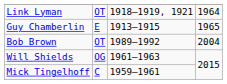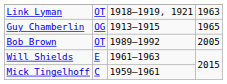(209, 12) 1964 -> (209, 12) 1963
(97, 27) E -> (100, 27) OG
(209, 42) 2004 -> (209, 42) 2005
(100, 57) OG -> (97, 57) E
